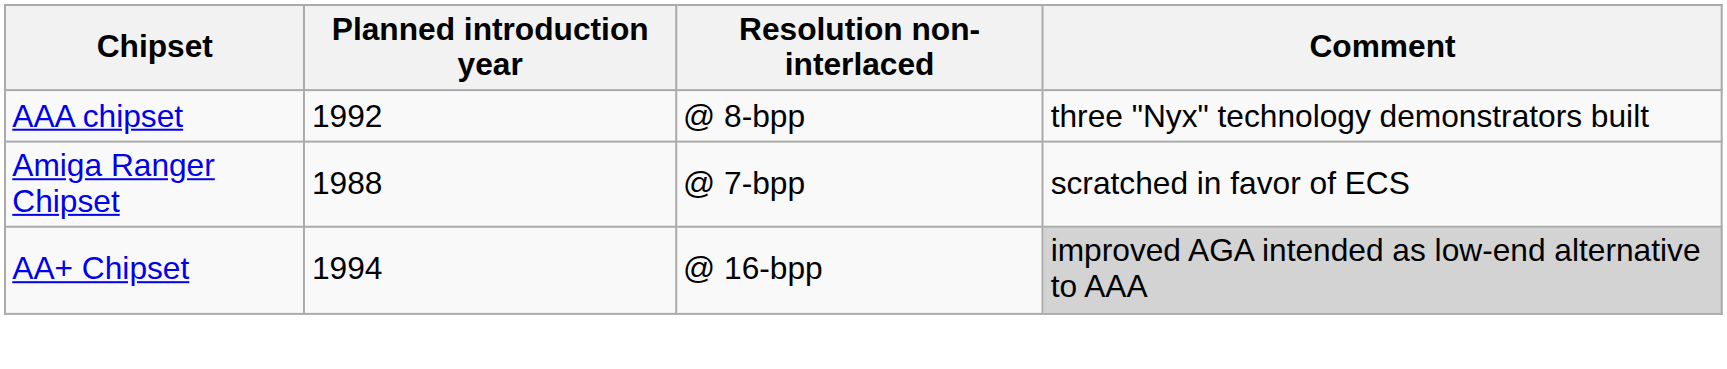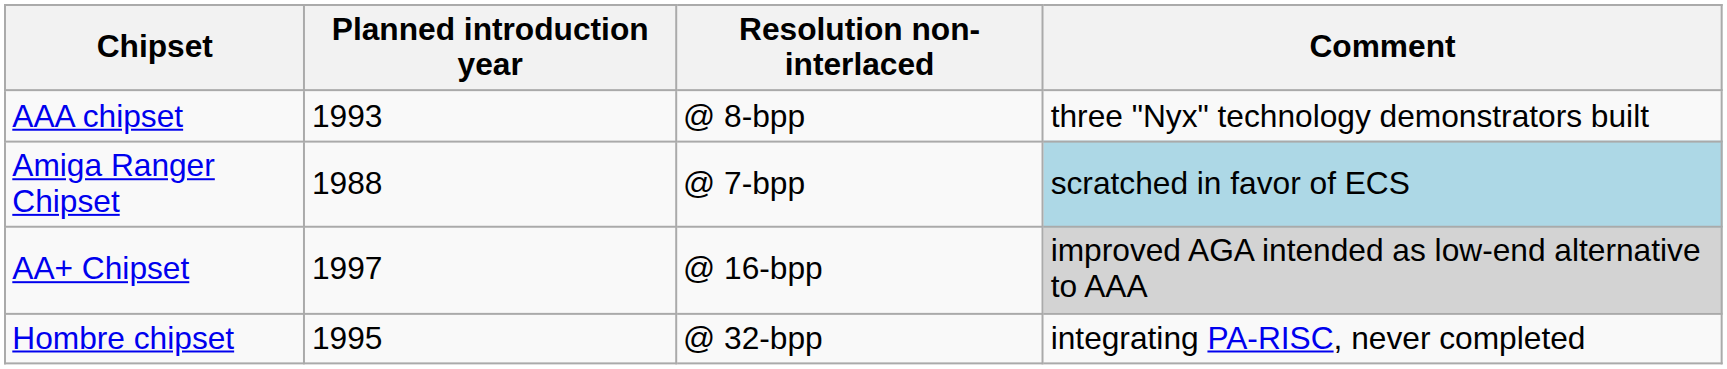(347, 115) 1992 -> (347, 115) 1993
(1230, 183) no background -> (1230, 183) lightblue background
(347, 269) 1994 -> (347, 269) 1997
+ row: (123, 337)
